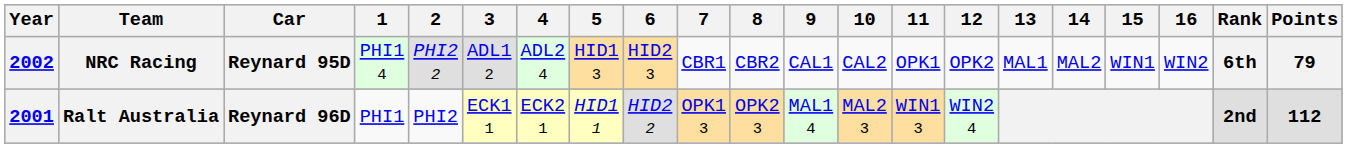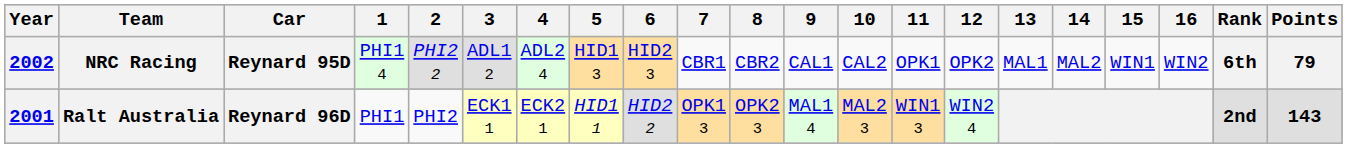(1305, 116) 112 -> (1305, 116) 143
